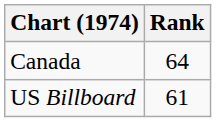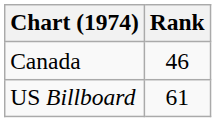(177, 60) 64 -> (177, 60) 46
